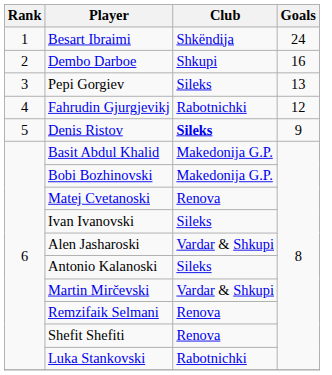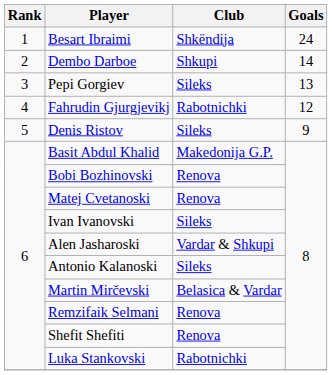(298, 61) 16 -> (306, 61) 14
(194, 130) bold -> (194, 130) normal
(225, 175) Makedonija G.P. -> (198, 175) Renova
(225, 289) Vardar & Shkupi -> (229, 289) Belasica & Vardar
